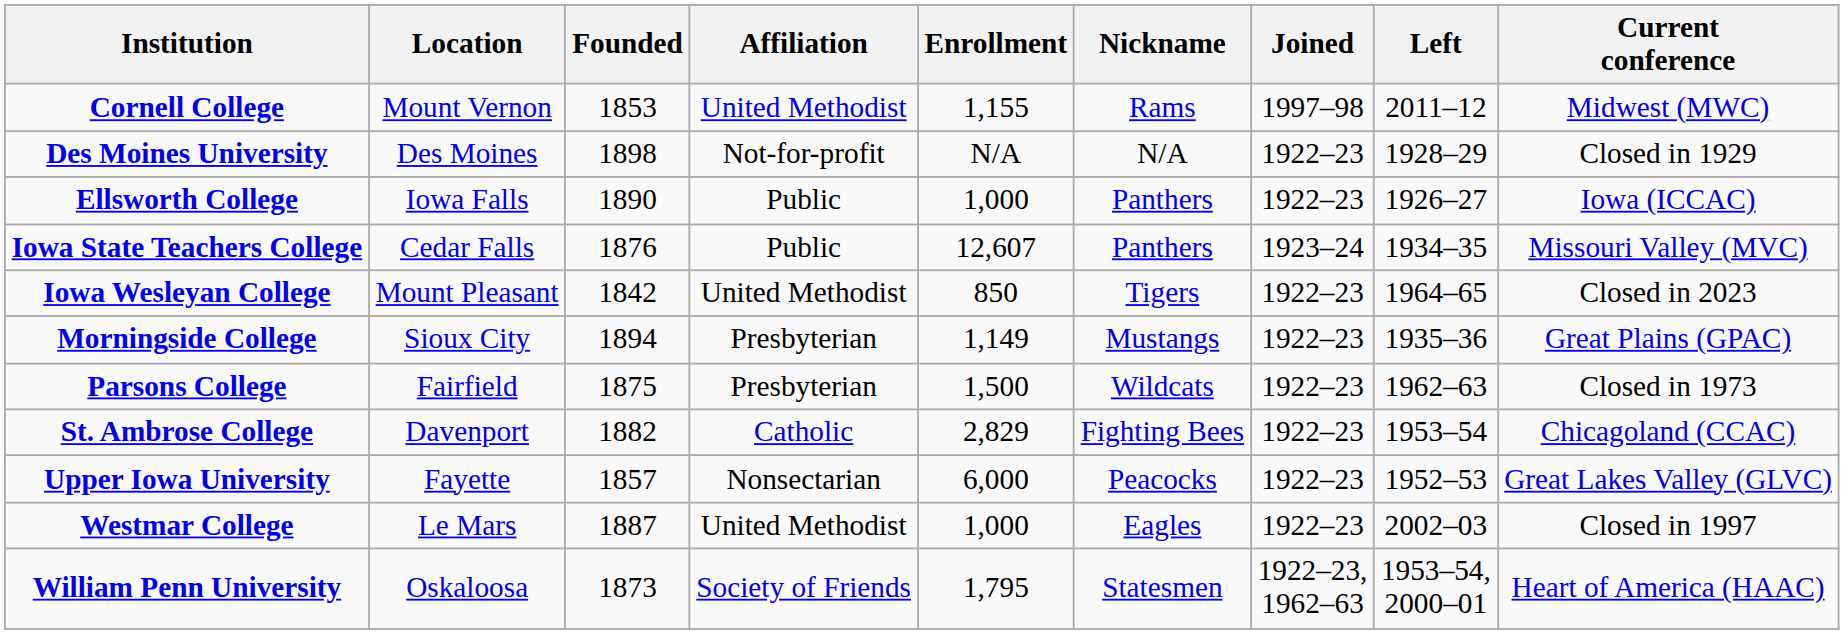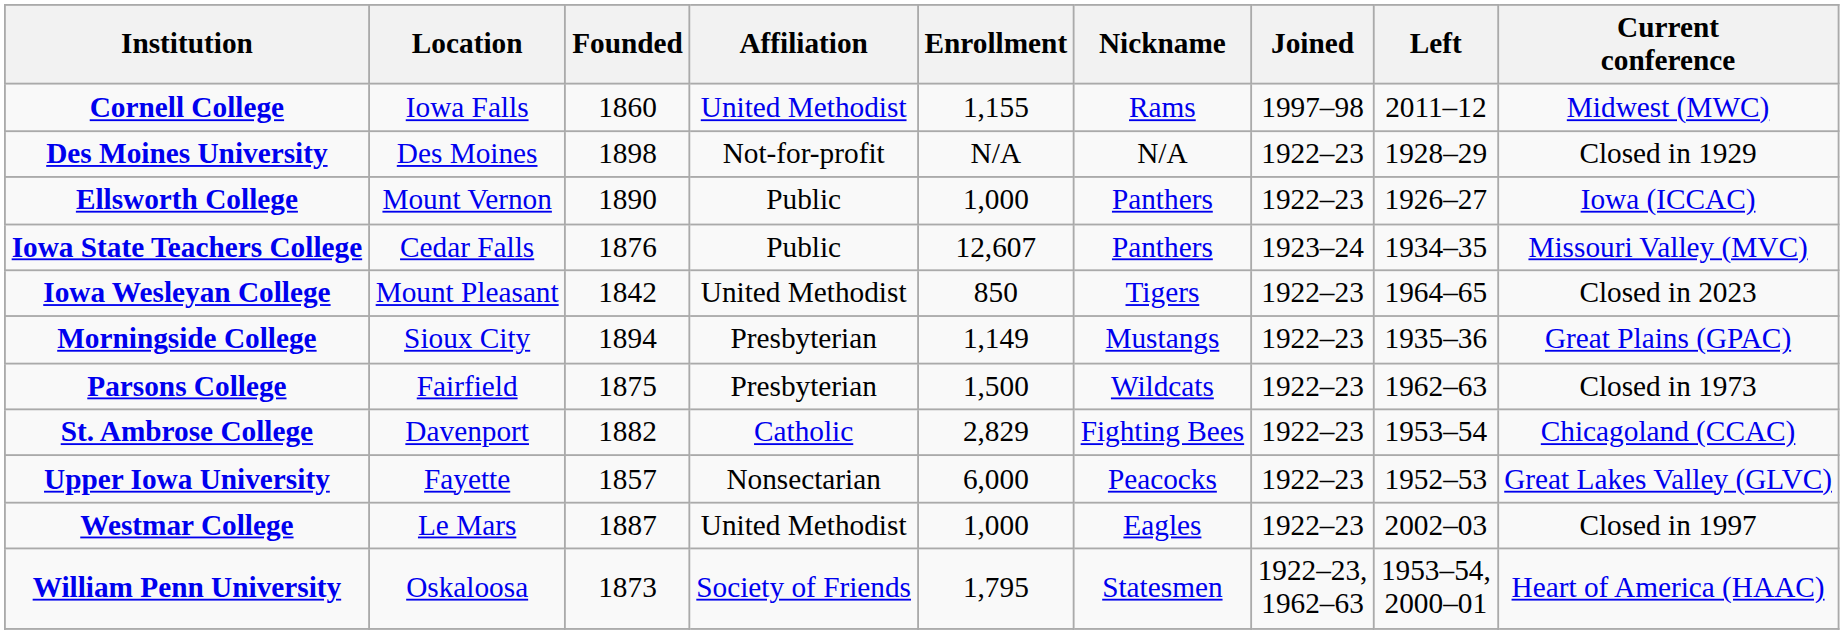(467, 107) Mount Vernon -> (467, 107) Iowa Falls
(627, 107) 1853 -> (627, 107) 1860
(467, 199) Iowa Falls -> (467, 199) Mount Vernon
